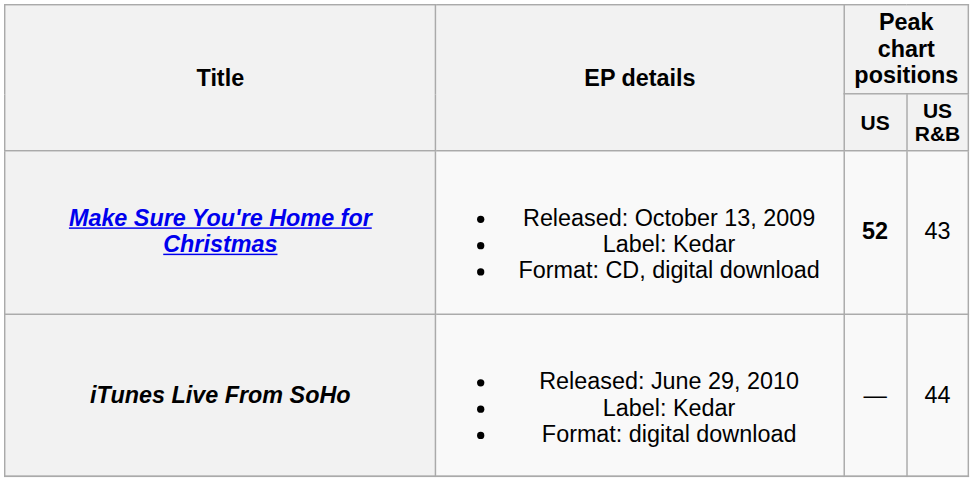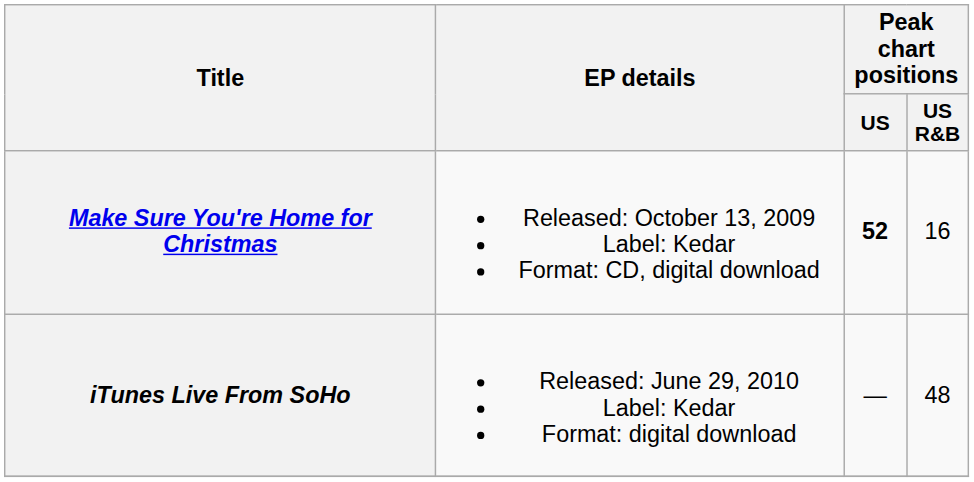(937, 231) 43 -> (937, 231) 16
(937, 394) 44 -> (937, 394) 48
